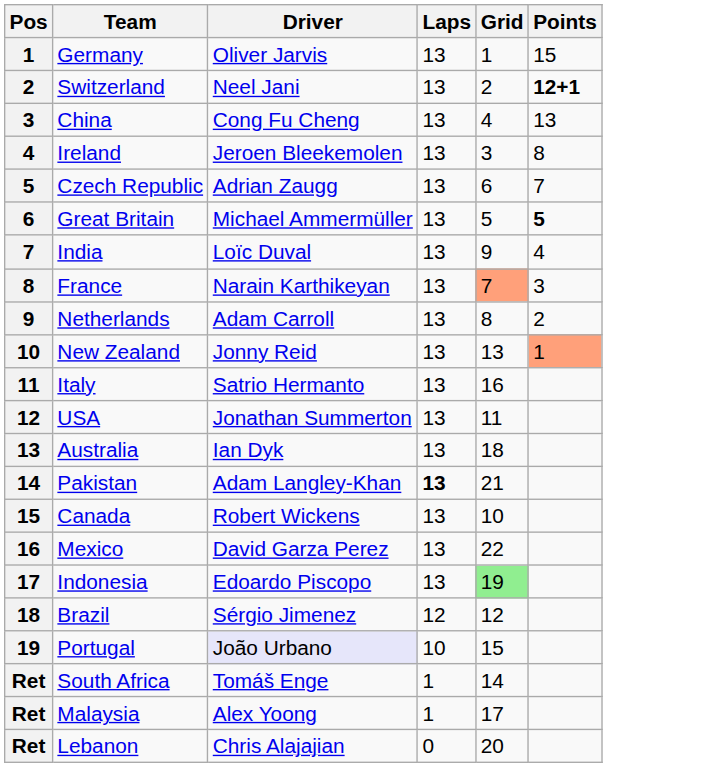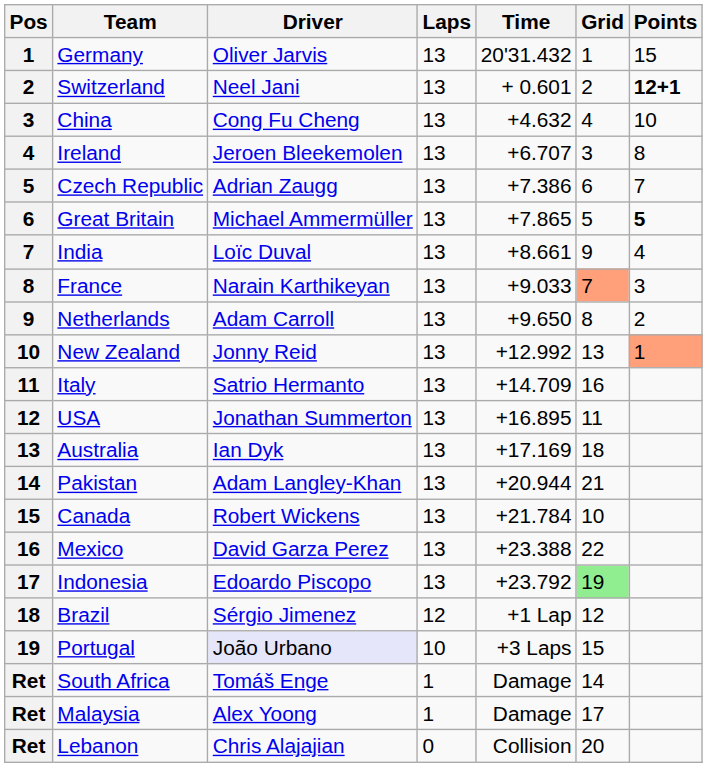+ column: (526, 21)
(545, 120) 13 -> (645, 120) 10
(434, 483) bold -> (434, 483) normal
